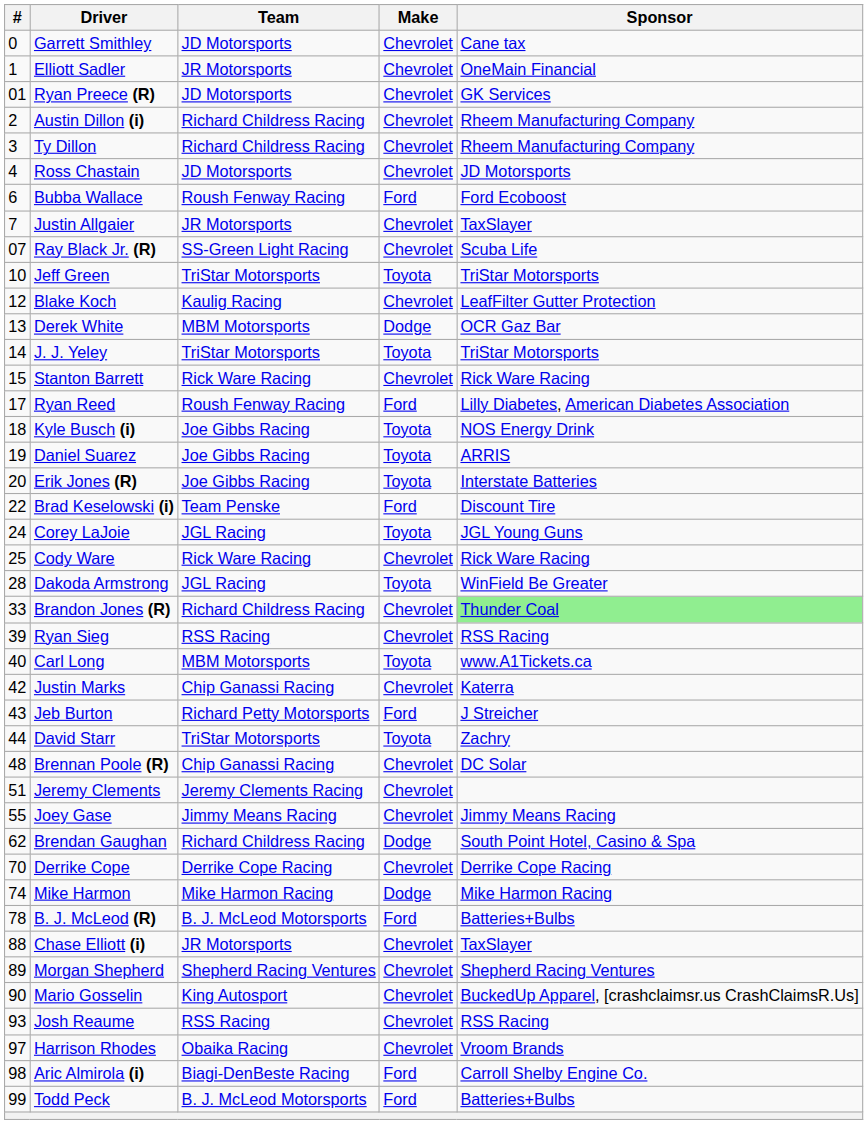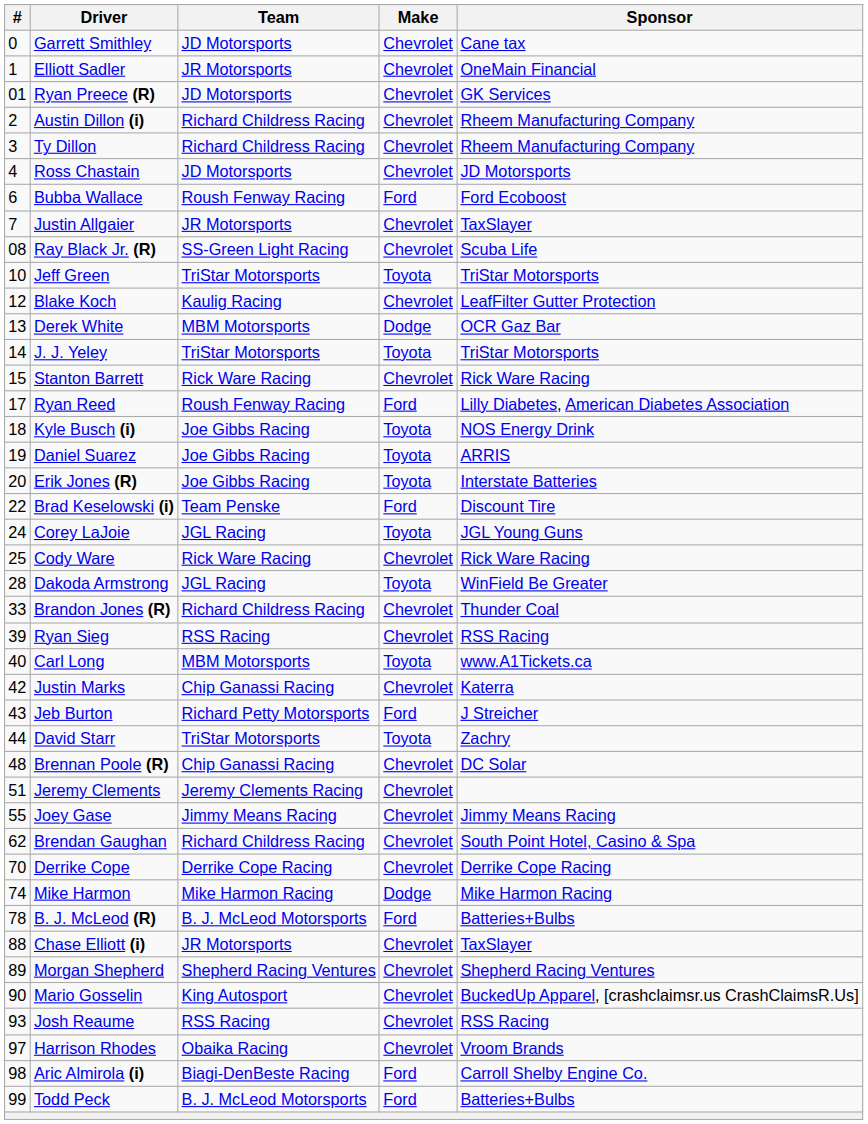(17, 249) 07 -> (17, 249) 08
(510, 610) lightgreen background -> (510, 610) no background
(407, 841) Dodge -> (418, 841) Chevrolet
